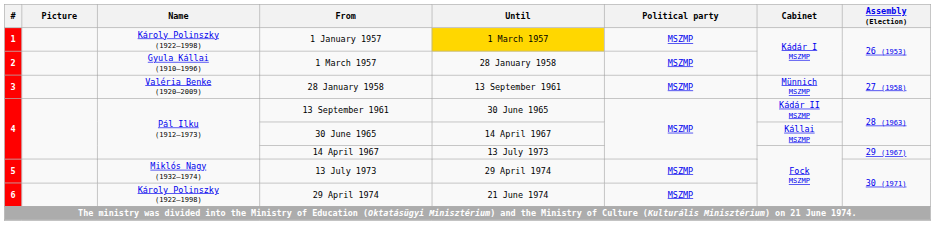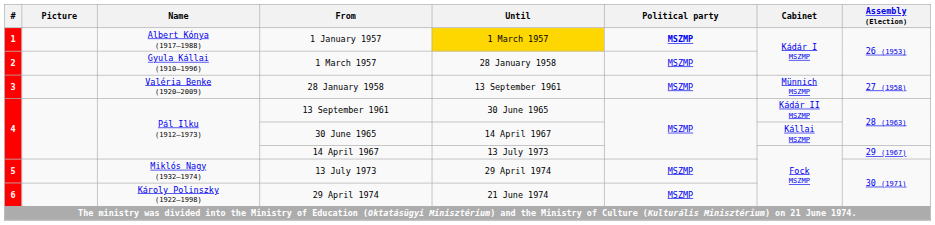(178, 40) Károly Polinszky (1922–1998) -> (178, 40) Albert Kónya (1917–1988)
(680, 40) normal -> (680, 40) bold
